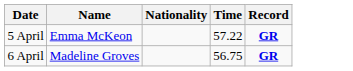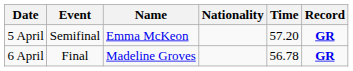+ column: (75, 14)
(228, 35) 57.22 -> (284, 35) 57.20
(228, 55) 56.75 -> (284, 55) 56.78
